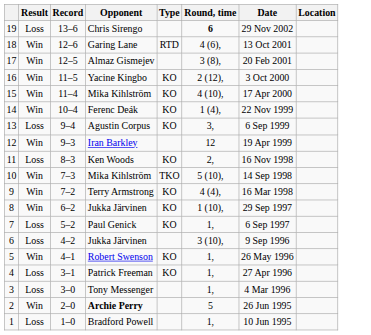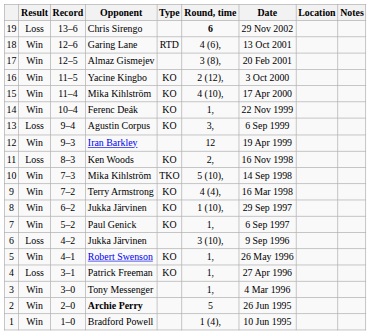+ column: (352, 12)
(210, 110) 1 (4), -> (210, 110) 1,
(35, 224) Loss -> (35, 224) Win
(35, 289) Loss -> (35, 289) Win
(35, 322) Loss -> (35, 322) Win
(210, 322) 1, -> (210, 322) 1 (4),
